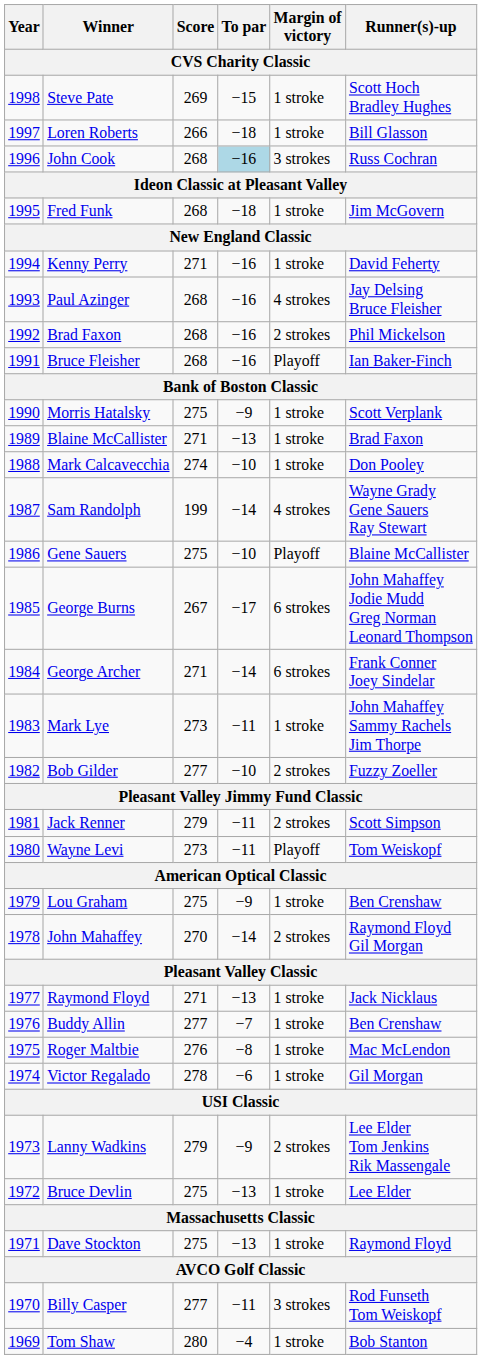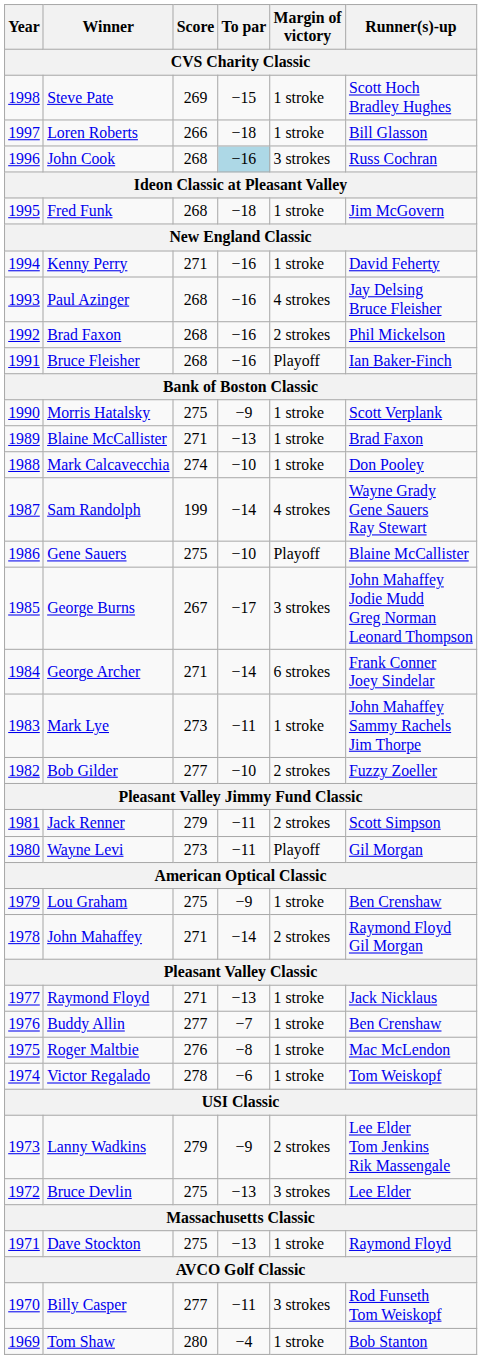(302, 608) 6 strokes -> (302, 608) 3 strokes
(395, 849) Tom Weiskopf -> (386, 849) Gil Morgan
(196, 936) 270 -> (196, 936) 271
(386, 1076) Gil Morgan -> (395, 1076) Tom Weiskopf
(299, 1192) 1 stroke -> (302, 1192) 3 strokes
